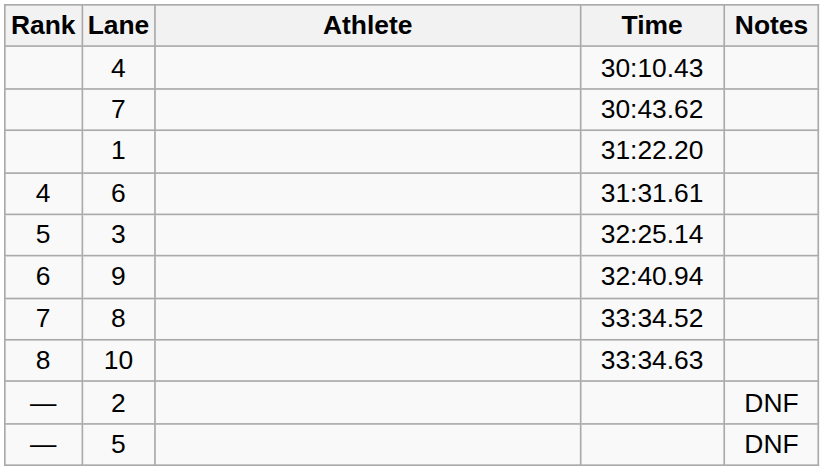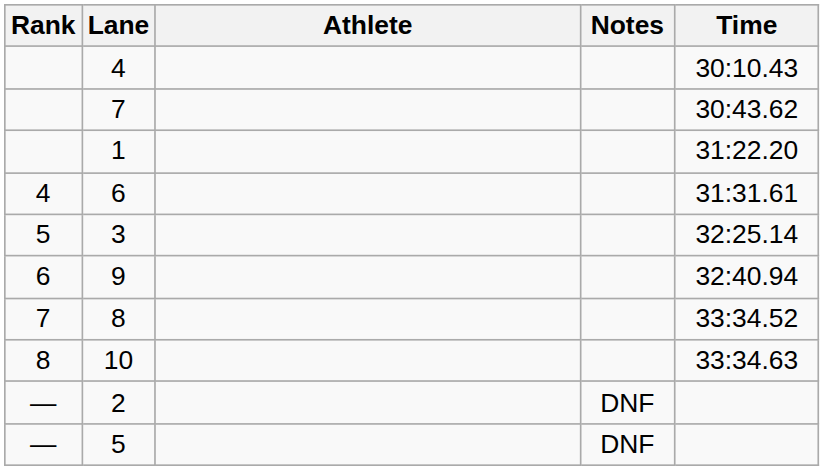columns swapped: (652, 25) <-> (771, 25)
